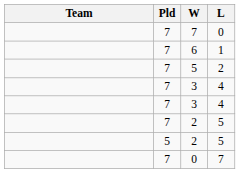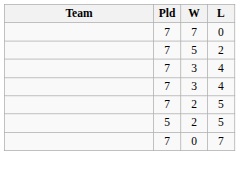- row: (167, 50)
